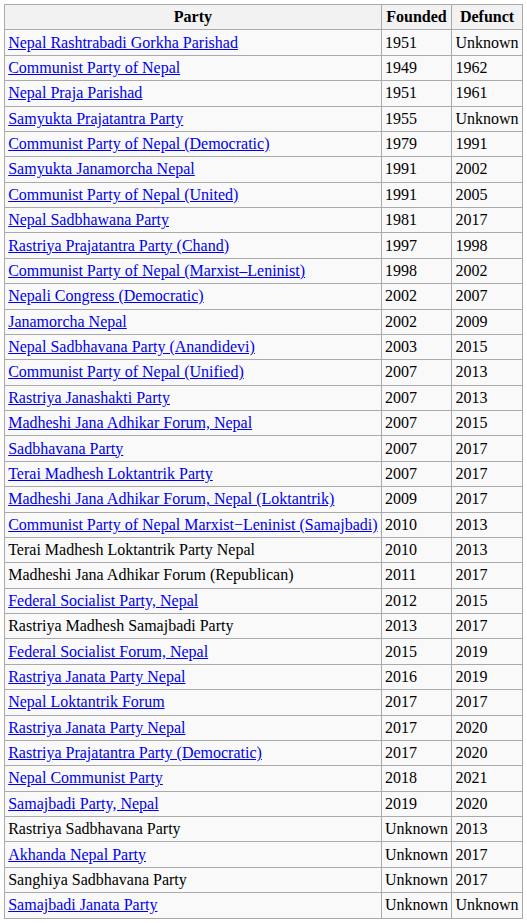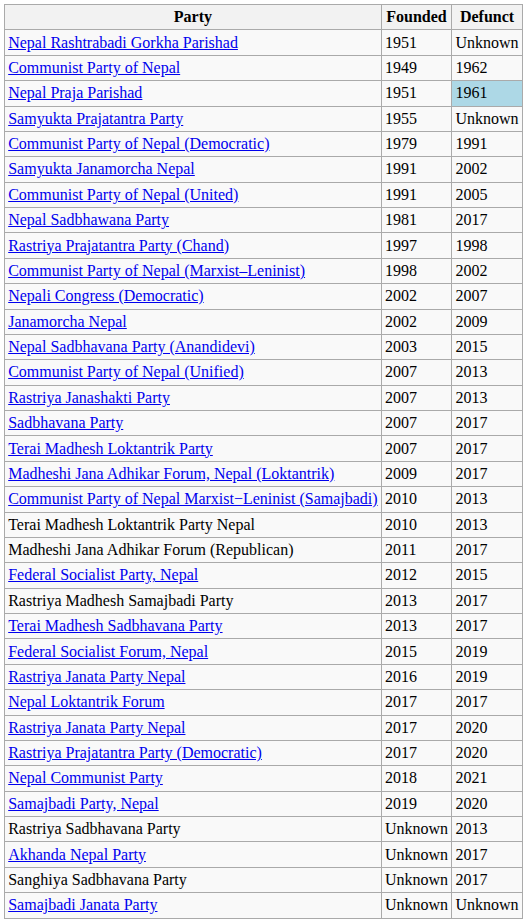(471, 93) no background -> (471, 93) lightblue background
- row: (130, 423)
+ row: (115, 626)
